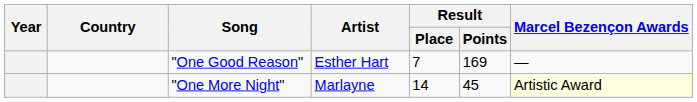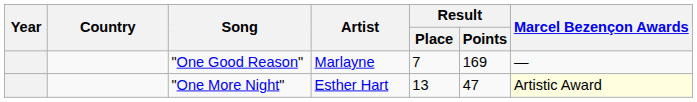(351, 62) Esther Hart -> (345, 62) Marlayne
(345, 85) Marlayne -> (351, 85) Esther Hart
(420, 85) 14 -> (420, 85) 13
(471, 85) 45 -> (471, 85) 47
